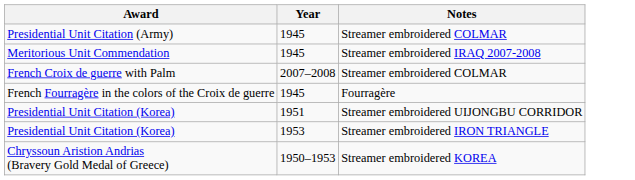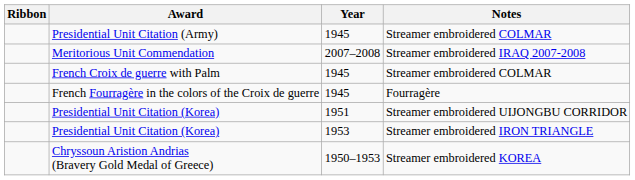+ column: (27, 14)
(292, 53) 1945 -> (353, 53) 2007–2008
(308, 73) 2007–2008 -> (337, 73) 1945
